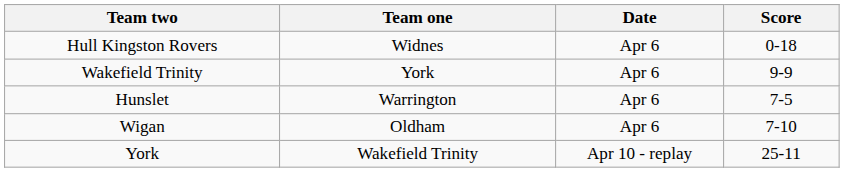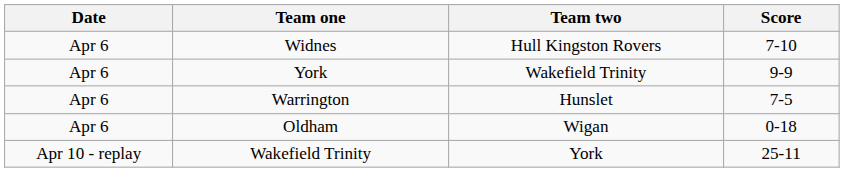columns swapped: (640, 18) <-> (142, 18)
(781, 45) 0-18 -> (781, 45) 7-10
(781, 126) 7-10 -> (781, 126) 0-18
